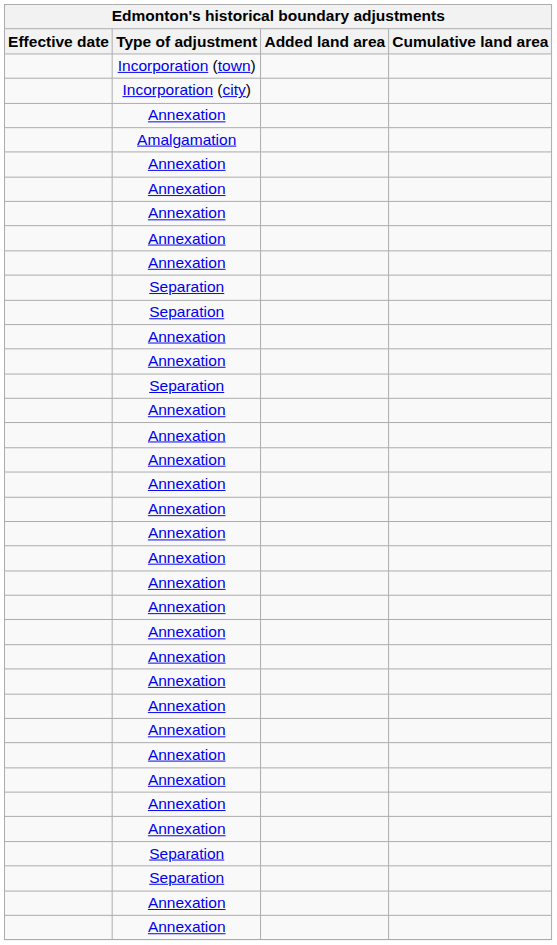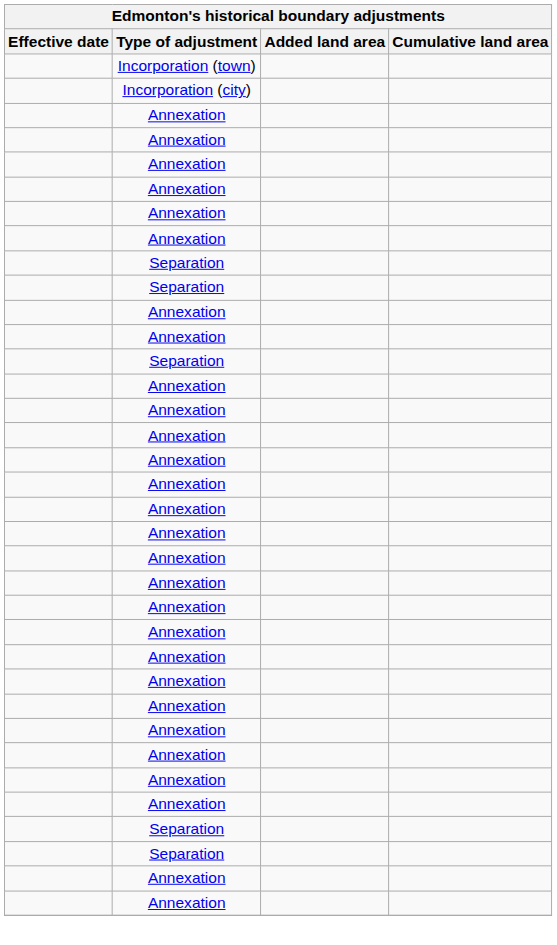- row: (59, 140)
